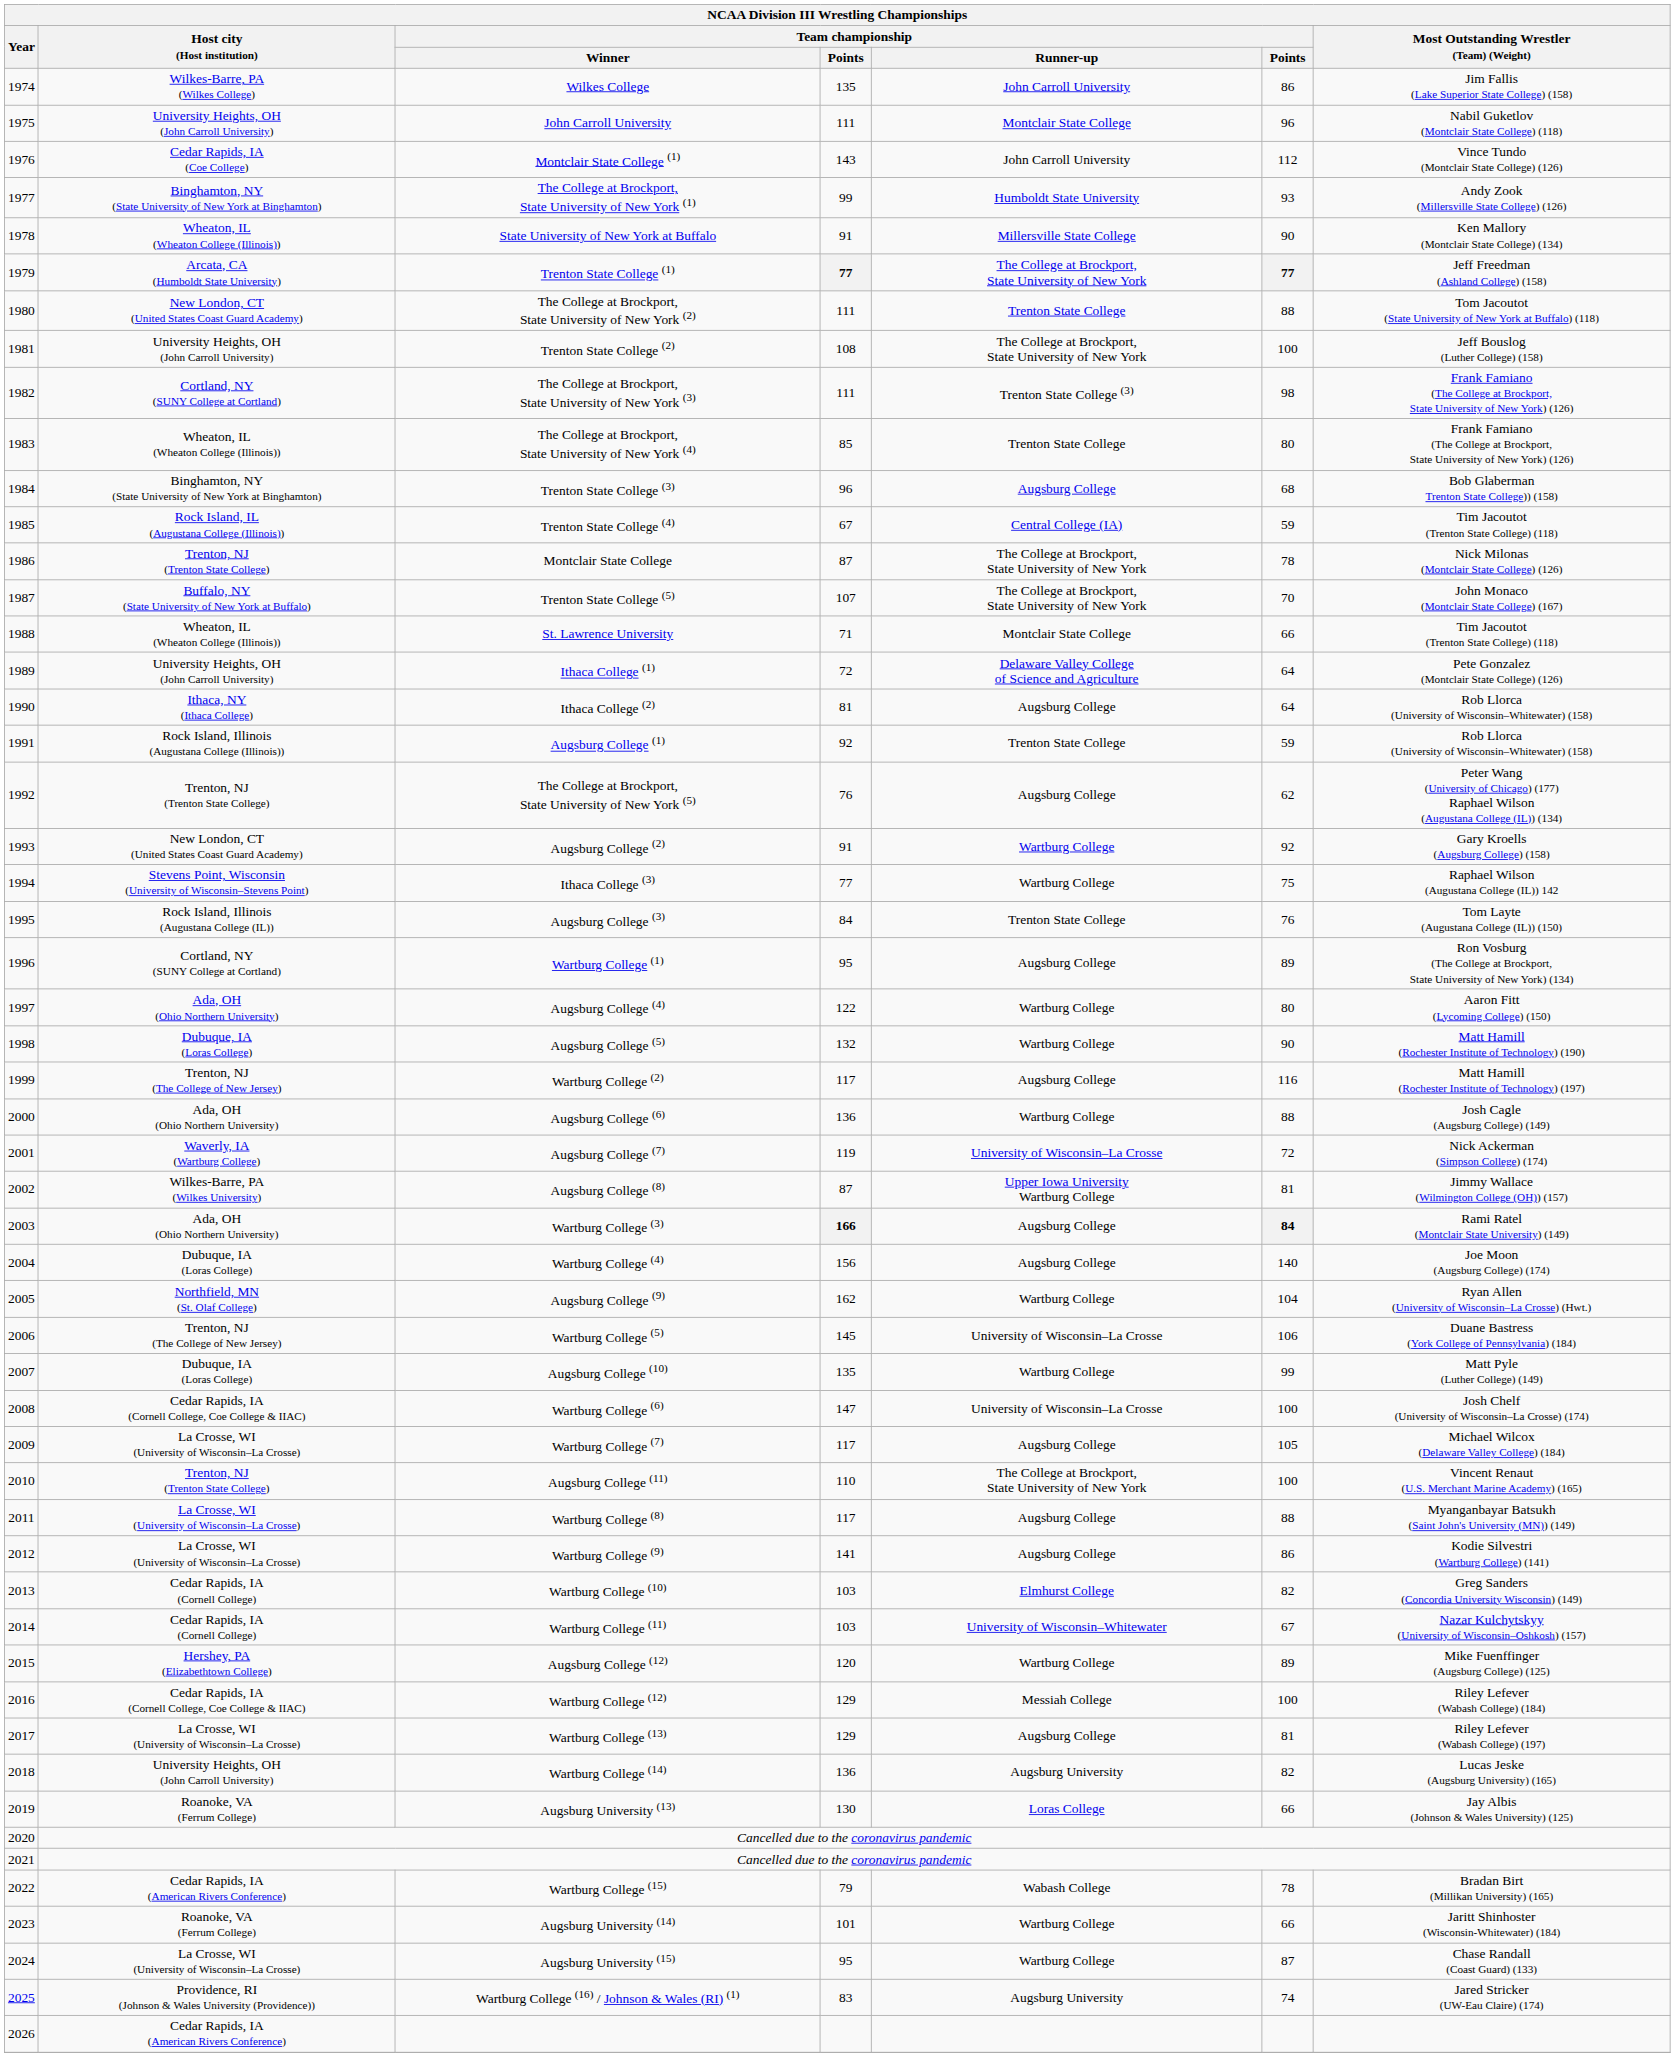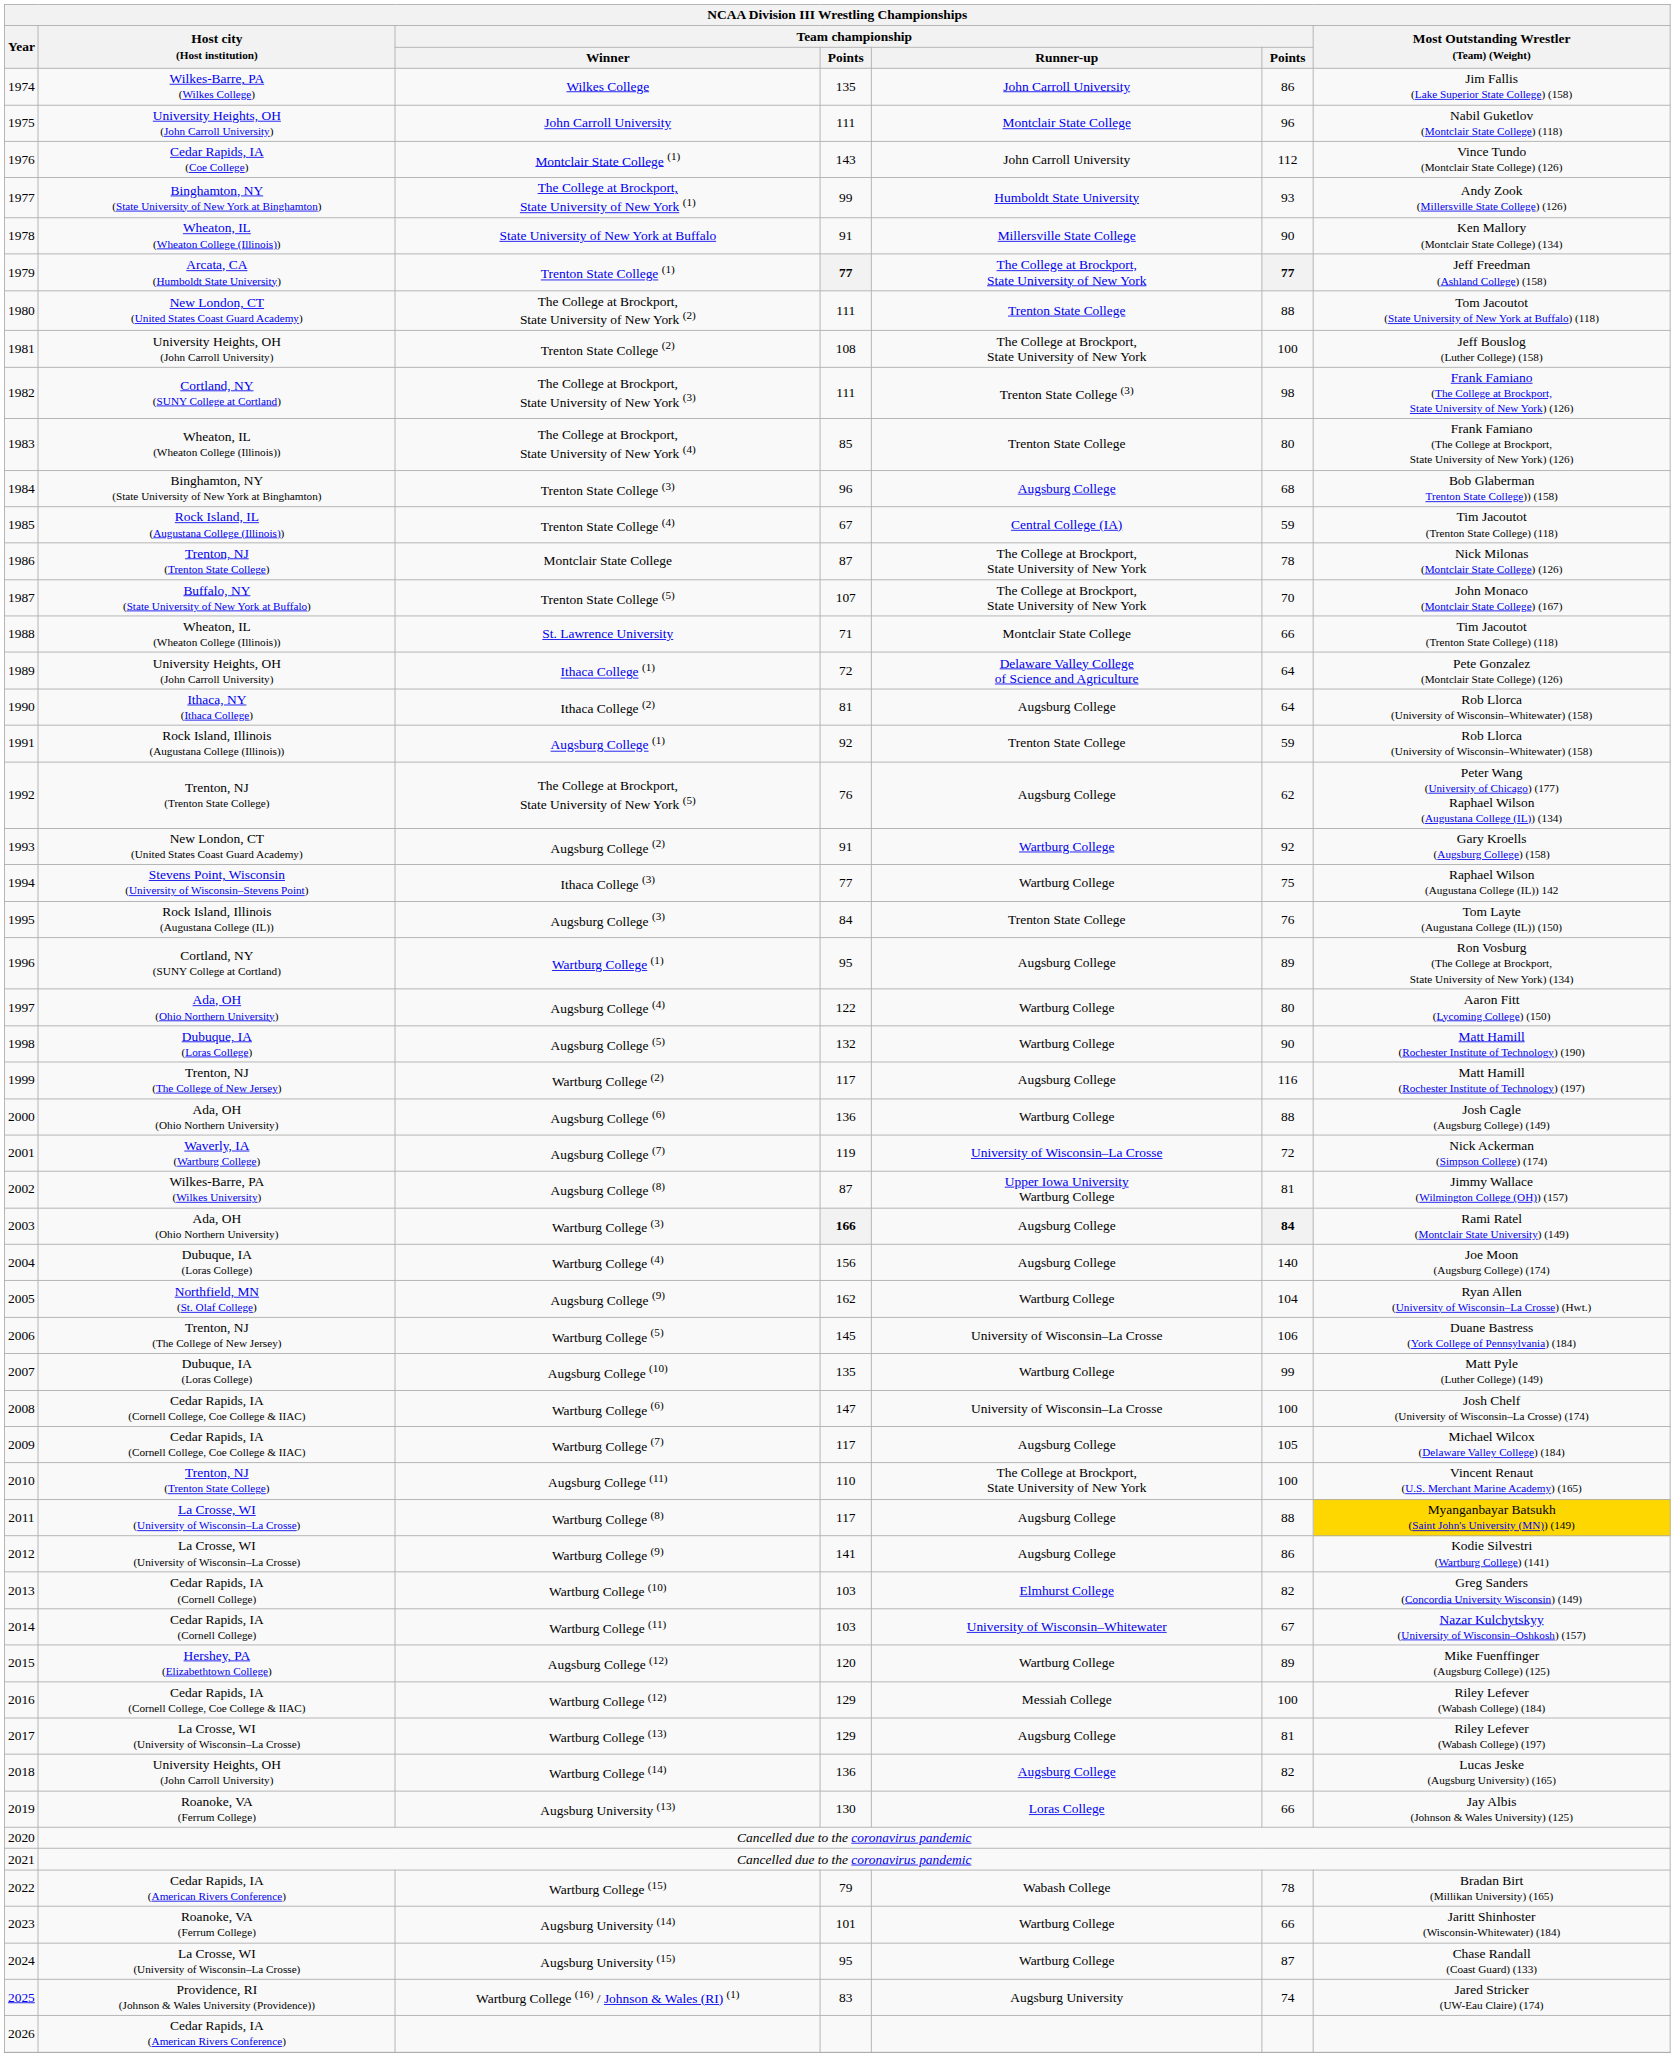(217, 1444) La Crosse, WI (University of Wisconsin–La Crosse) -> (217, 1444) Cedar Rapids, IA (Cornell College, Coe College & IIAC)
(1492, 1517) no background -> (1492, 1517) gold background
(1067, 1772) Augsburg University -> (1067, 1772) Augsburg College
